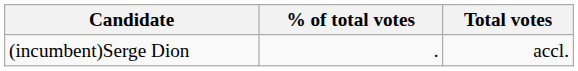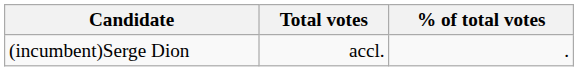columns swapped: (508, 19) <-> (351, 19)
